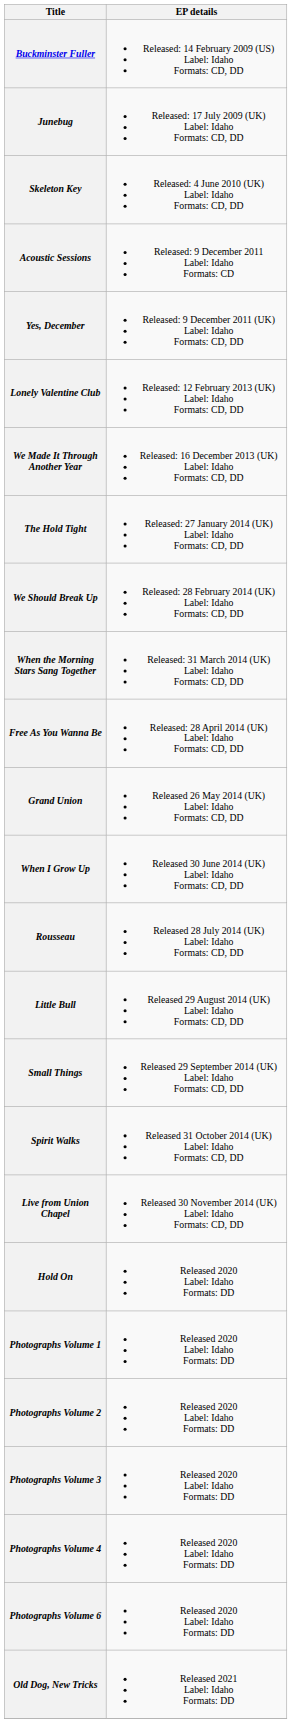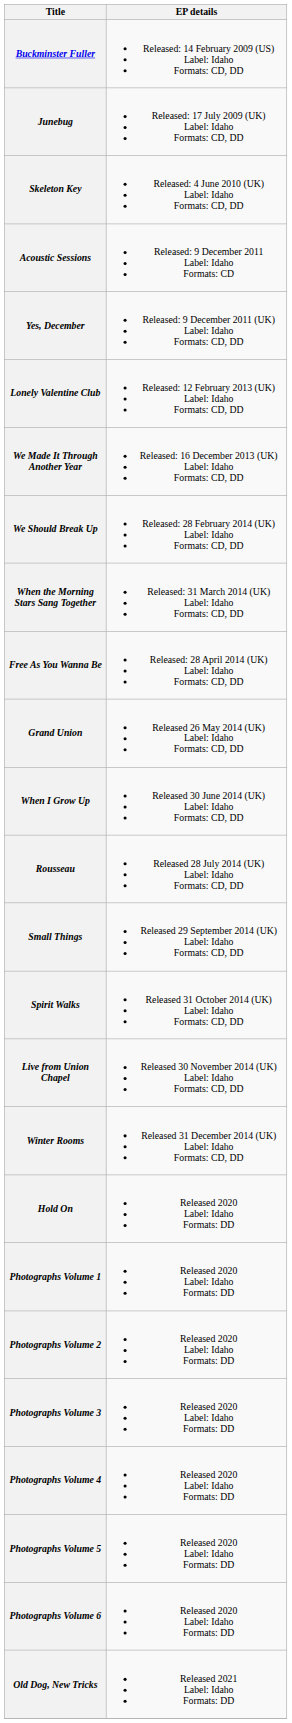- row: (55, 529)
- row: (55, 1005)
+ row: (55, 1140)
+ row: (55, 1548)
